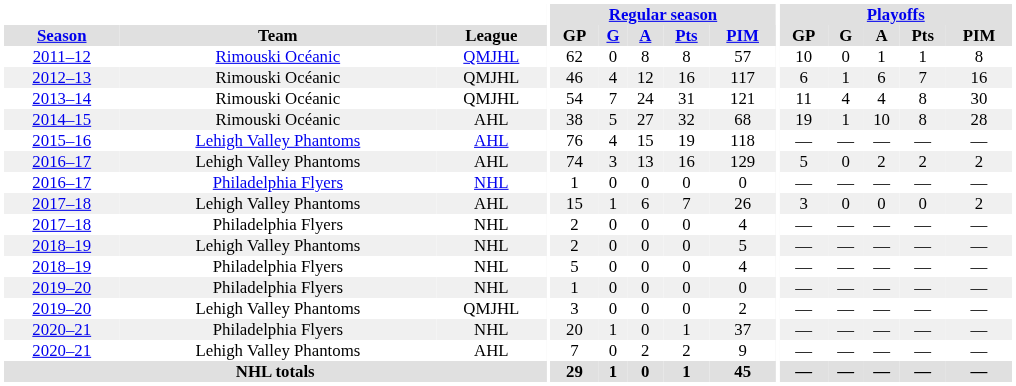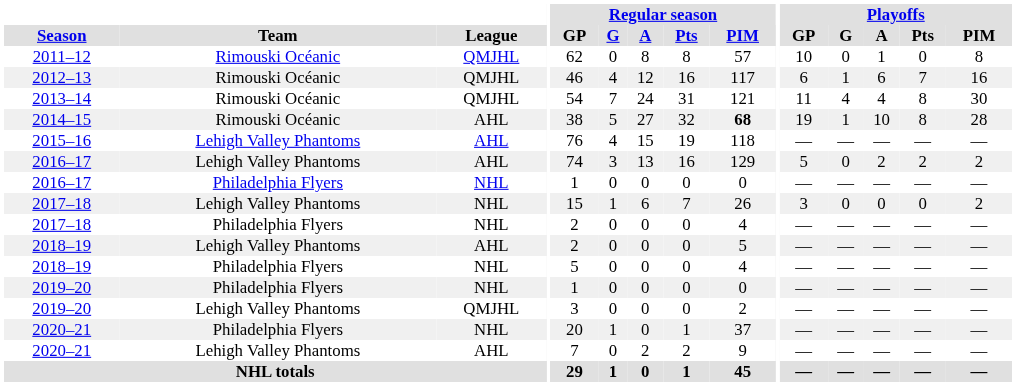(923, 56) 1 -> (923, 56) 0
(743, 119) normal -> (743, 119) bold
(491, 203) AHL -> (491, 203) NHL
(491, 245) NHL -> (491, 245) AHL
